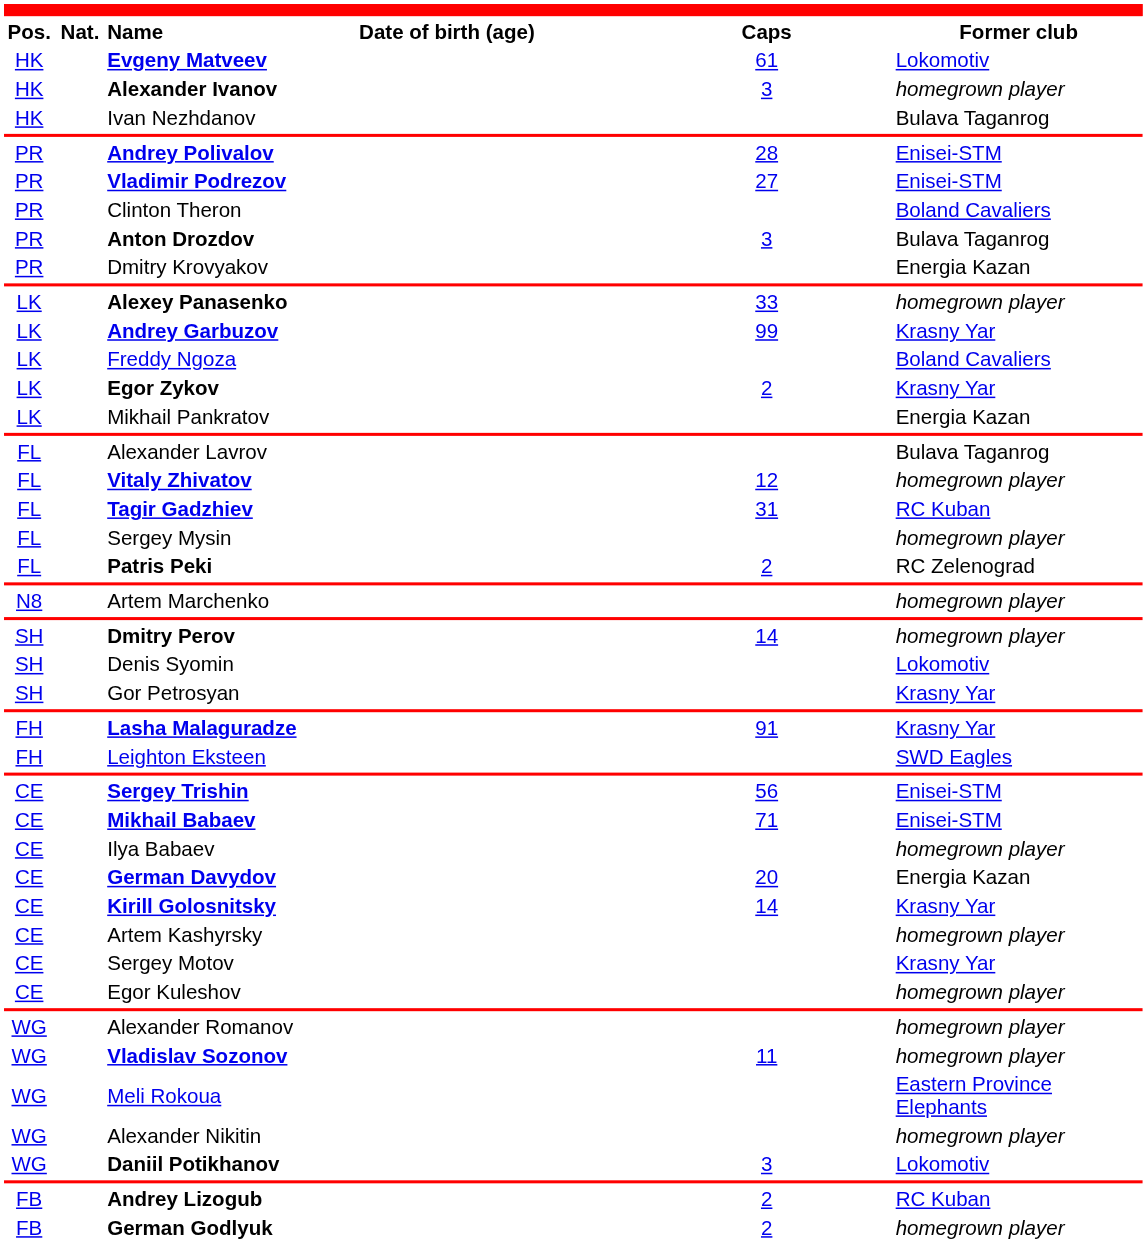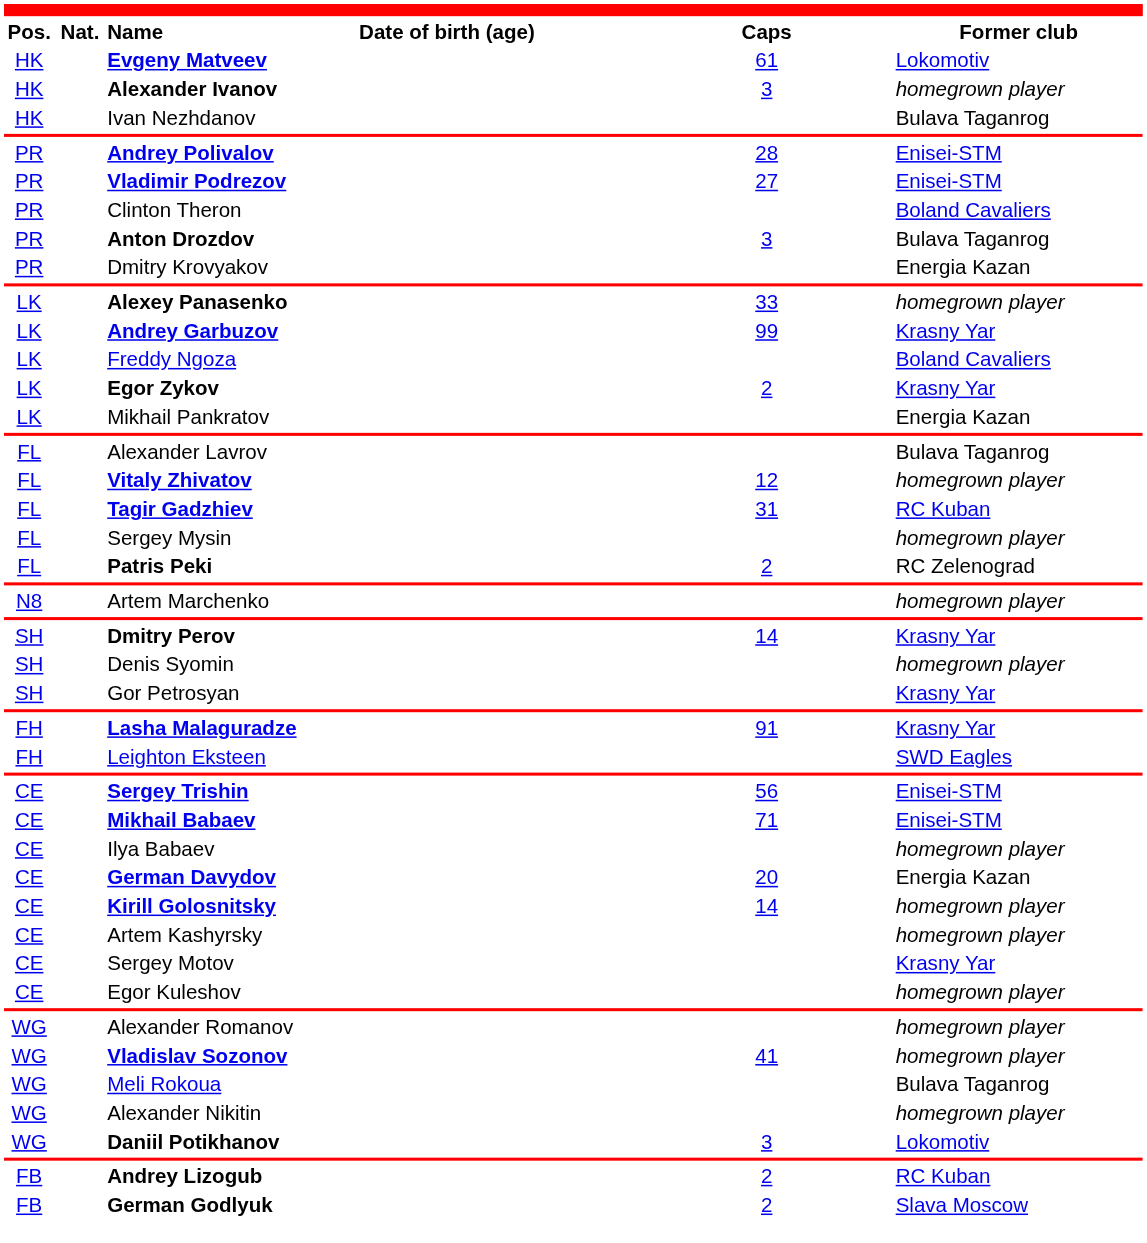(980, 636) homegrown player -> (945, 636) Krasny Yar
(942, 665) Lokomotiv -> (980, 665) homegrown player
(945, 906) Krasny Yar -> (980, 906) homegrown player
(767, 1056) 11 -> (767, 1056) 41
(974, 1096) Eastern Province Elephants -> (973, 1084) Bulava Taganrog
(980, 1228) homegrown player -> (962, 1205) Slava Moscow
